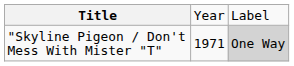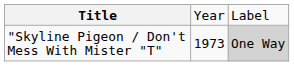(209, 43) 1971 -> (209, 43) 1973
